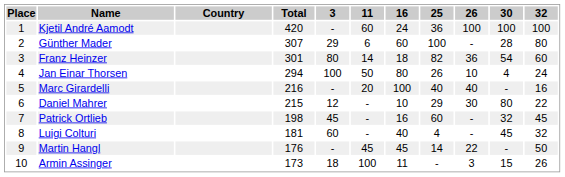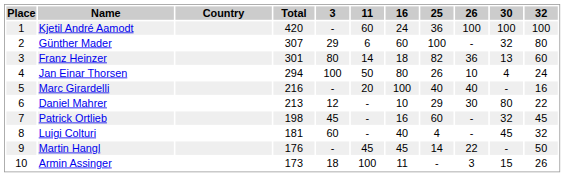(506, 43) 28 -> (506, 43) 32
(506, 58) 54 -> (506, 58) 13
(294, 103) 215 -> (294, 103) 213
